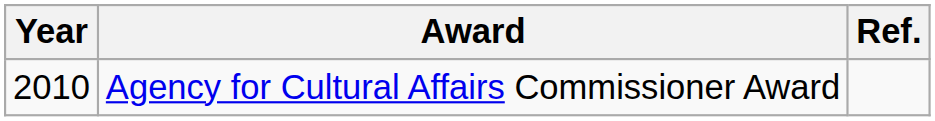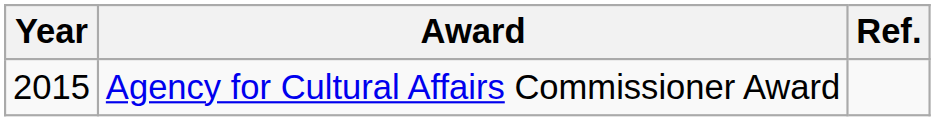(51, 86) 2010 -> (51, 86) 2015
